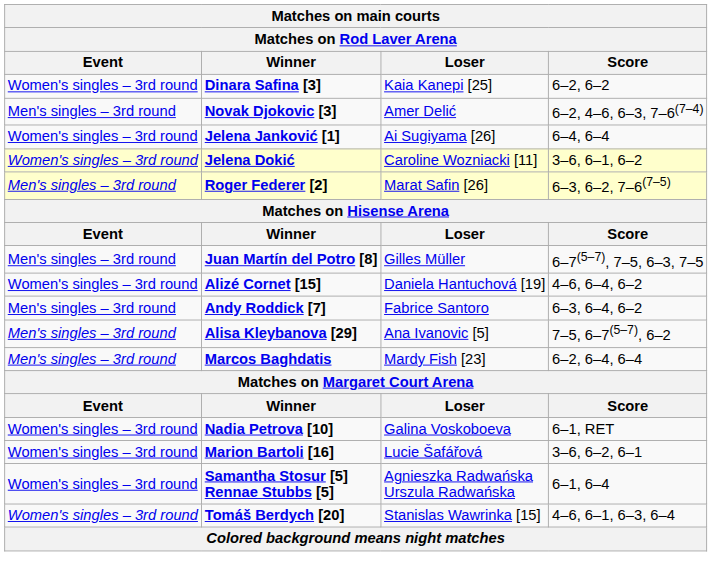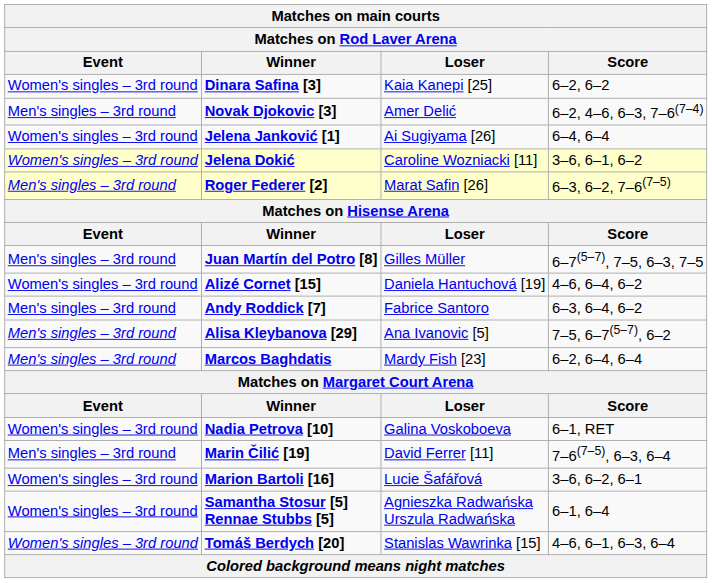+ row: (257, 454)
